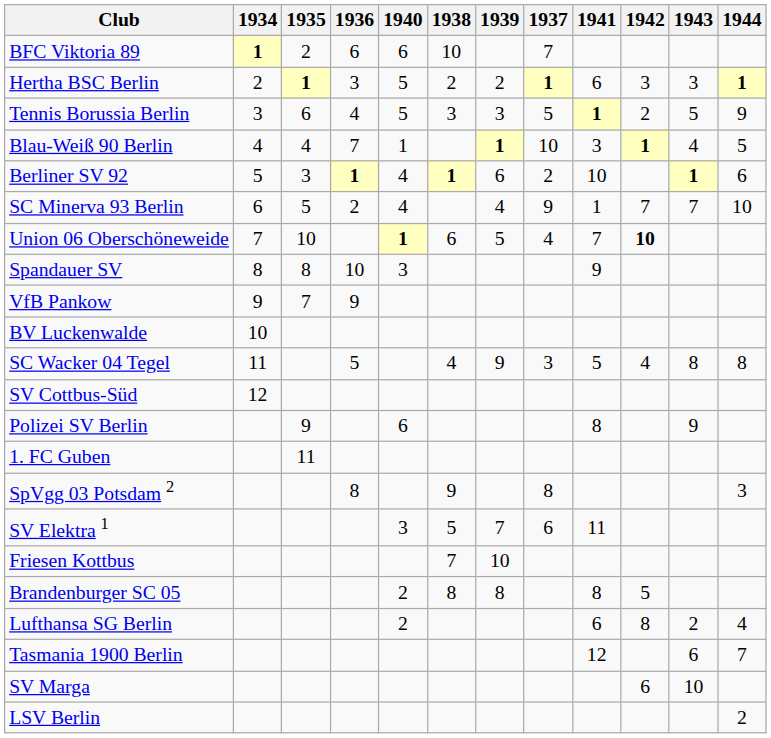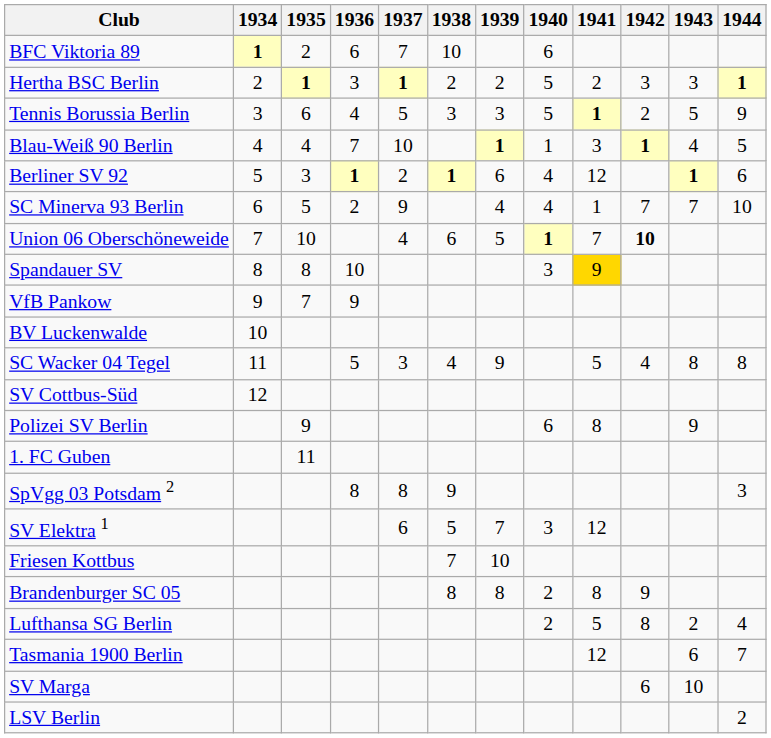columns swapped: (548, 20) <-> (403, 20)
(597, 82) 6 -> (597, 82) 2
(597, 176) 10 -> (597, 176) 12
(597, 269) no background -> (597, 269) gold background
(597, 527) 11 -> (597, 527) 12
(645, 592) 5 -> (645, 592) 9
(597, 623) 6 -> (597, 623) 5
